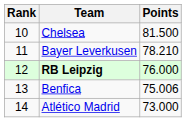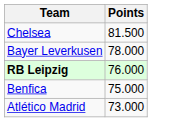- column: (22, 13)
(161, 51) 78.210 -> (126, 51) 78.000
(161, 88) 75.006 -> (126, 88) 75.000
